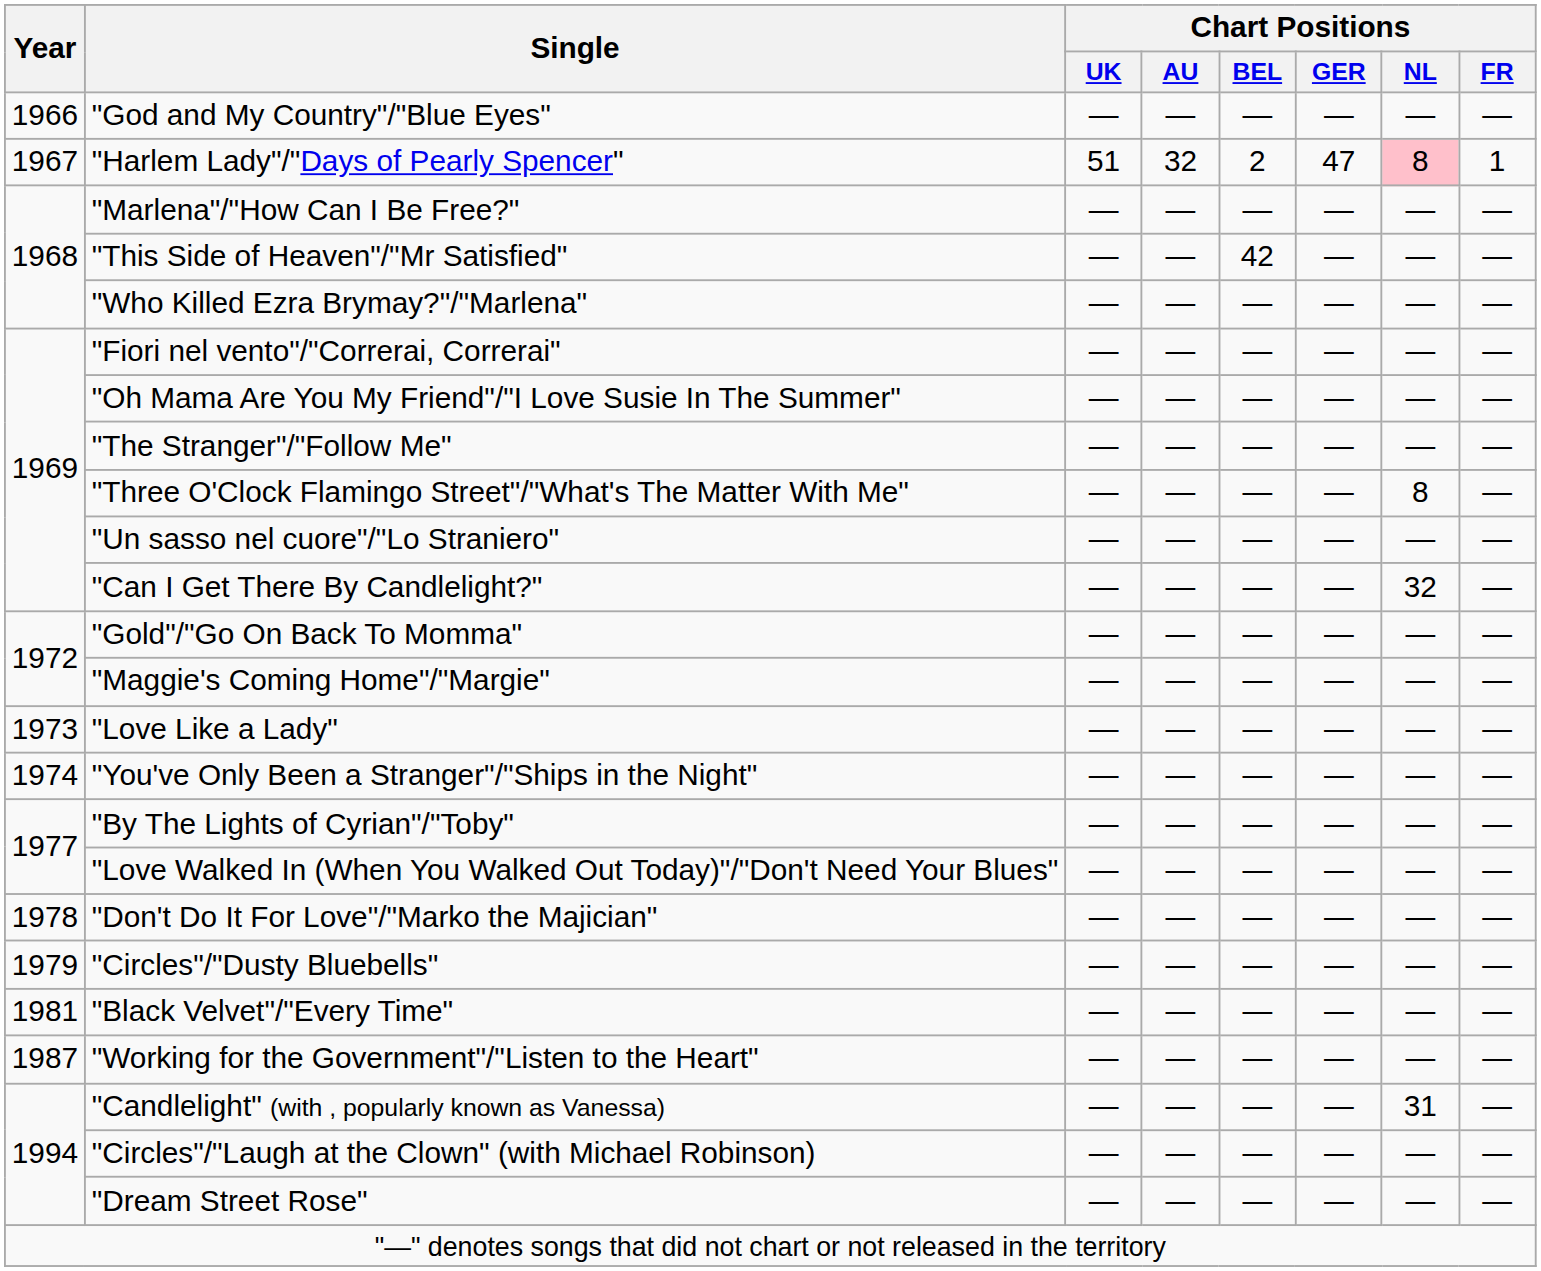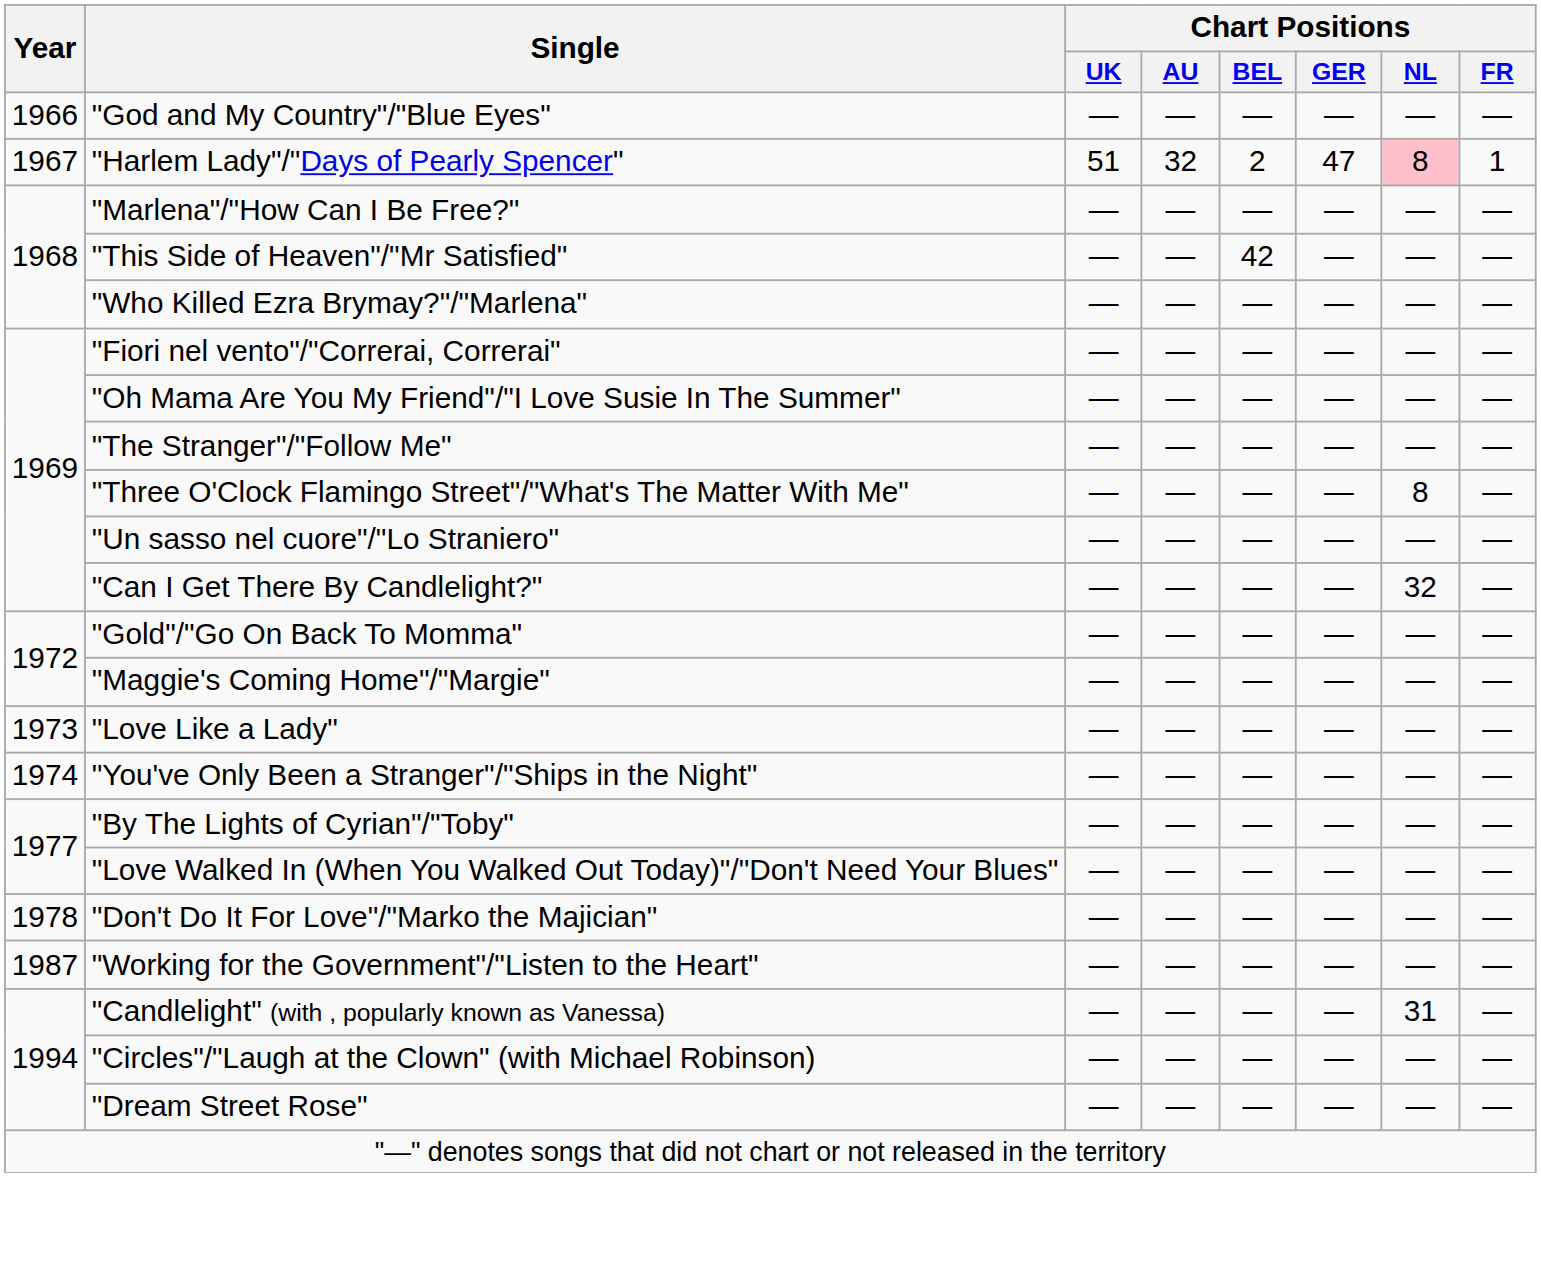- row: (265, 964)
- row: (272, 1011)
